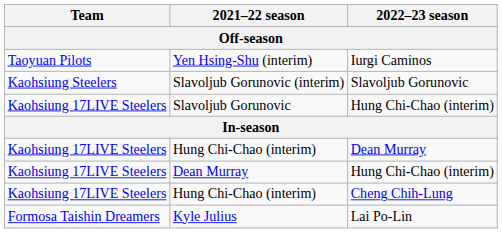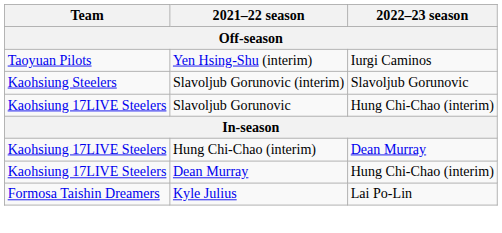- row: (244, 194)
